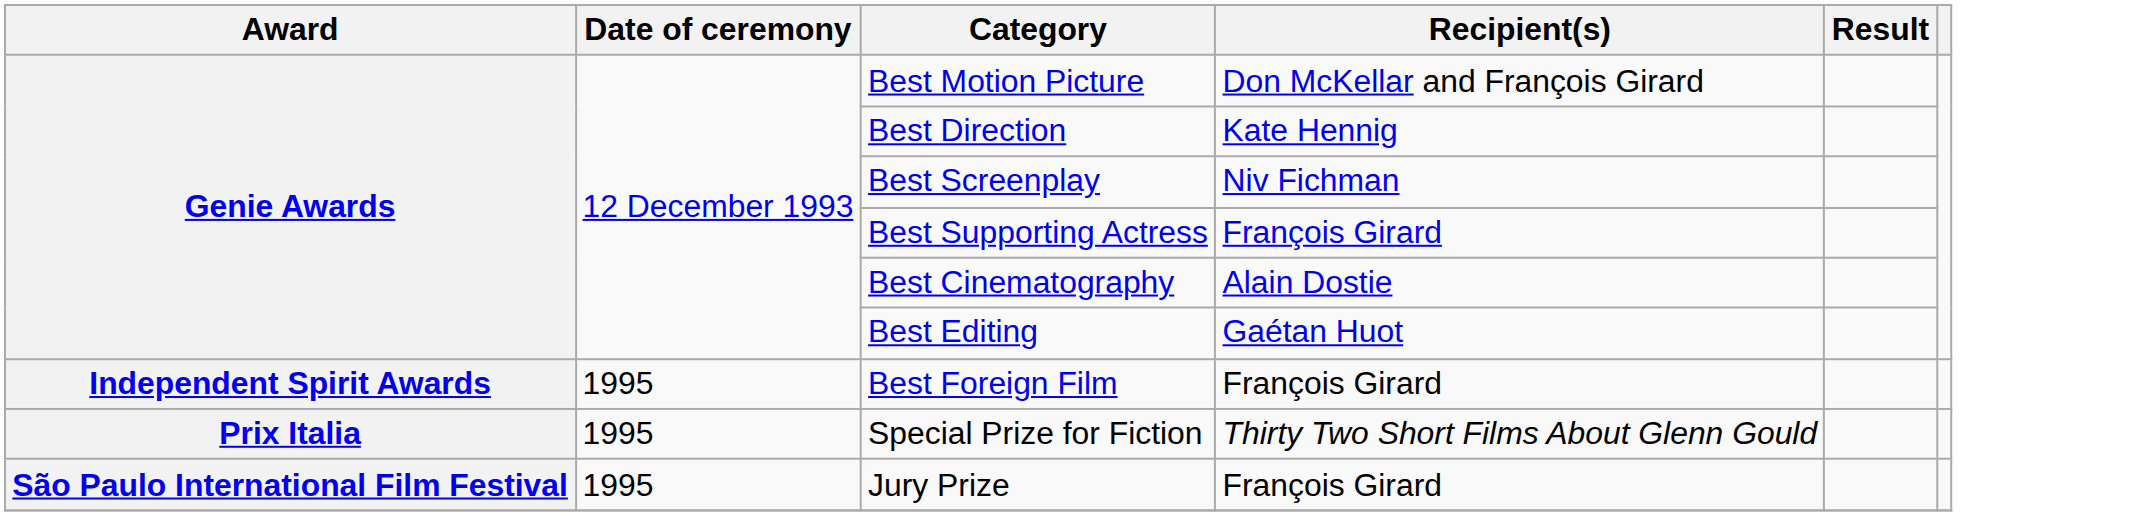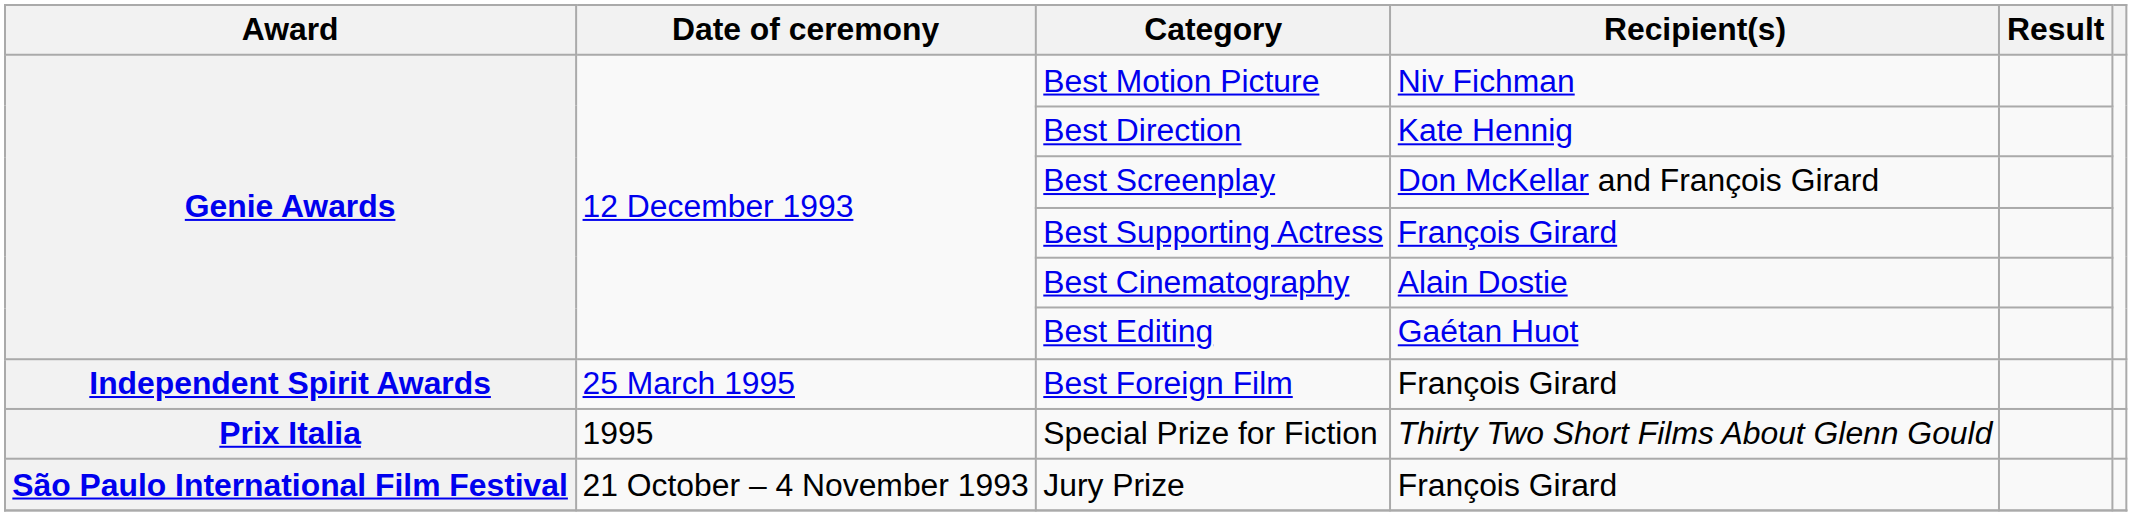(1463, 80) Don McKellar and François Girard -> (1486, 80) Niv Fichman
(1311, 181) Niv Fichman -> (1638, 181) Don McKellar and François Girard
(618, 383) 1995 -> (689, 383) 25 March 1995
(618, 484) 1995 -> (806, 484) 21 October – 4 November 1993
